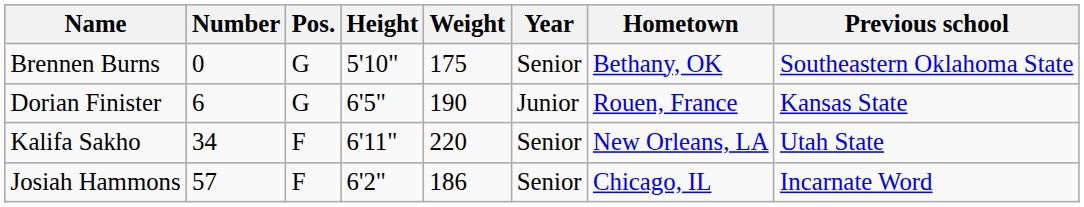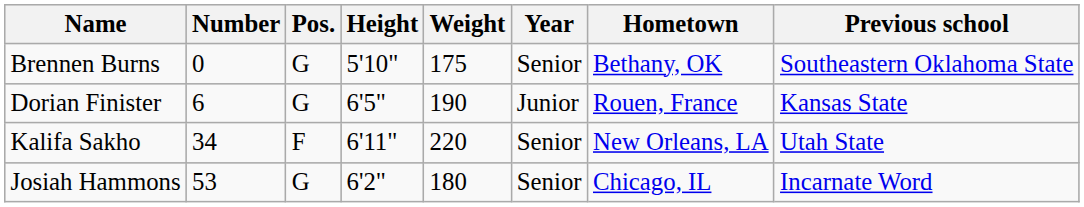(204, 181) 57 -> (204, 181) 53
(299, 181) F -> (301, 181) G
(448, 181) 186 -> (448, 181) 180
